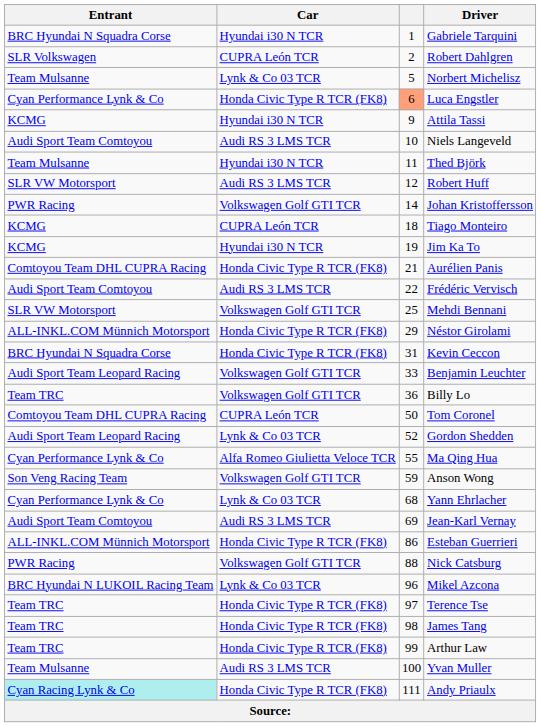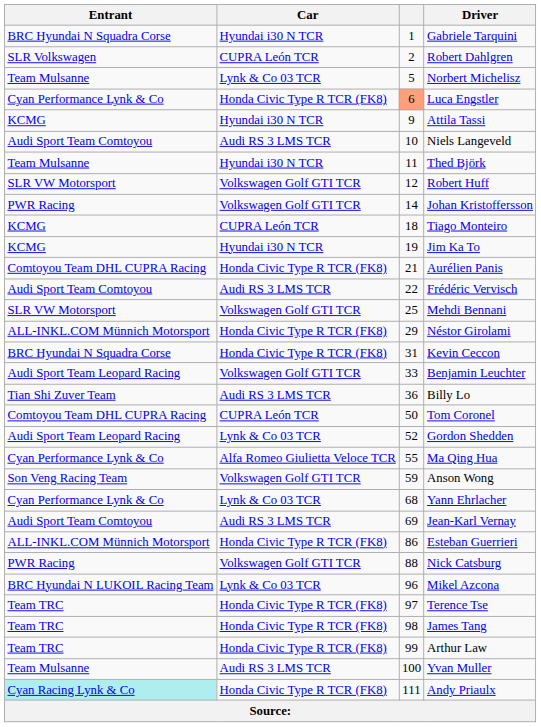(275, 183) Audi RS 3 LMS TCR -> (290, 183) Volkswagen Golf GTI TCR
(36, 394) Team TRC -> (62, 394) Tian Shi Zuver Team
(290, 394) Volkswagen Golf GTI TCR -> (275, 394) Audi RS 3 LMS TCR
